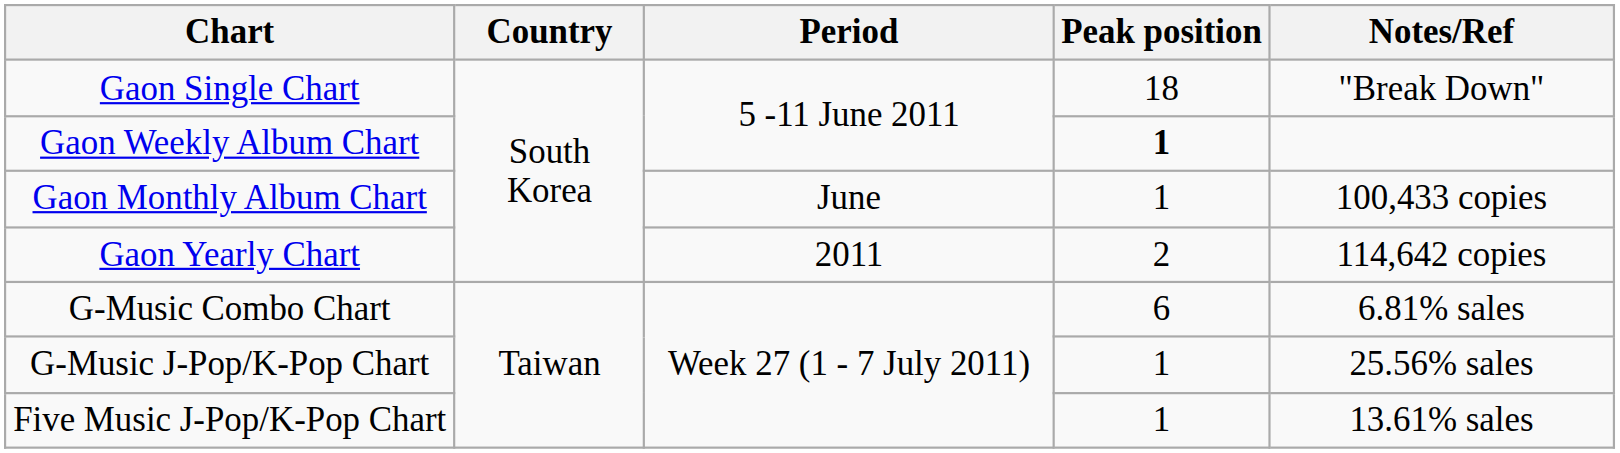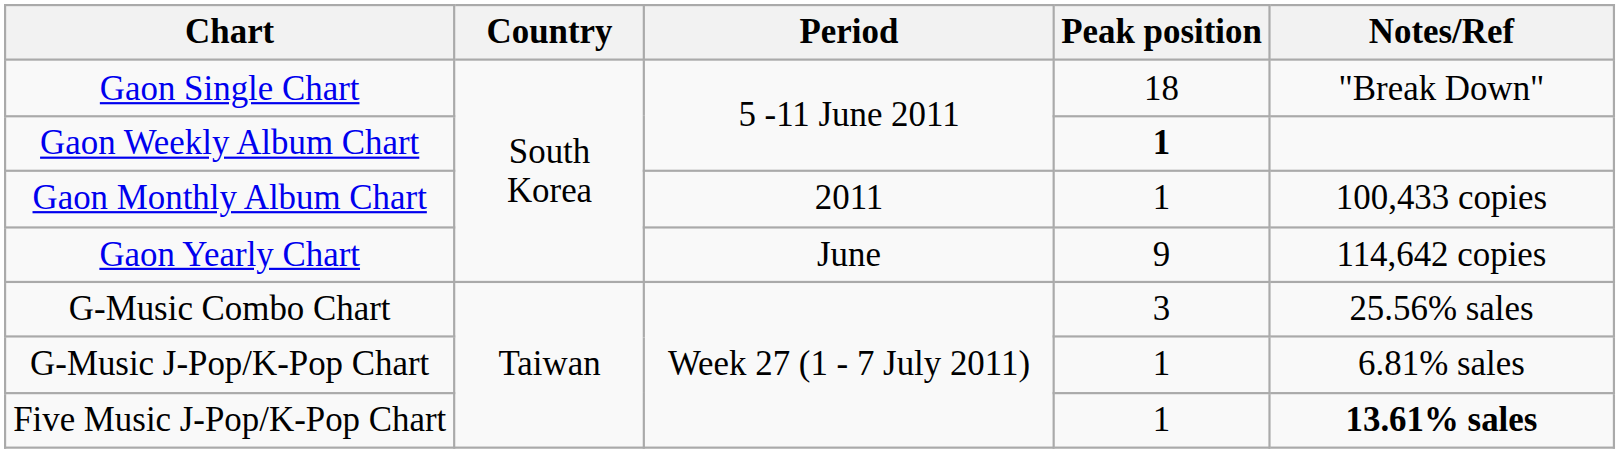(849, 198) June -> (849, 198) 2011
(849, 253) 2011 -> (849, 253) June
(1162, 253) 2 -> (1162, 253) 9
(1162, 308) 6 -> (1162, 308) 3
(1441, 308) 6.81% sales -> (1441, 308) 25.56% sales
(1441, 364) 25.56% sales -> (1441, 364) 6.81% sales
(1441, 419) normal -> (1441, 419) bold
